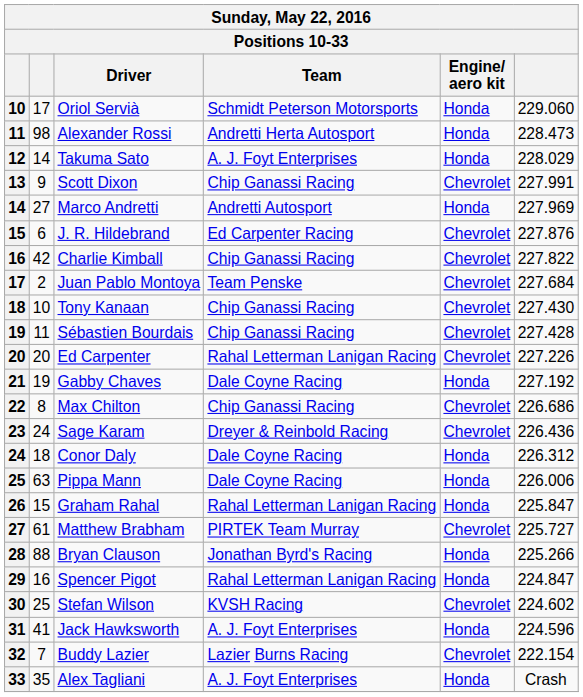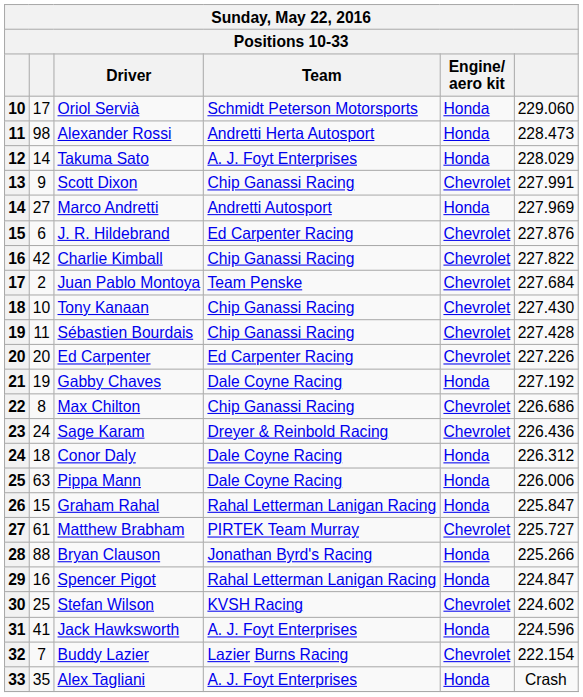(322, 357) Rahal Letterman Lanigan Racing -> (280, 357) Ed Carpenter Racing
